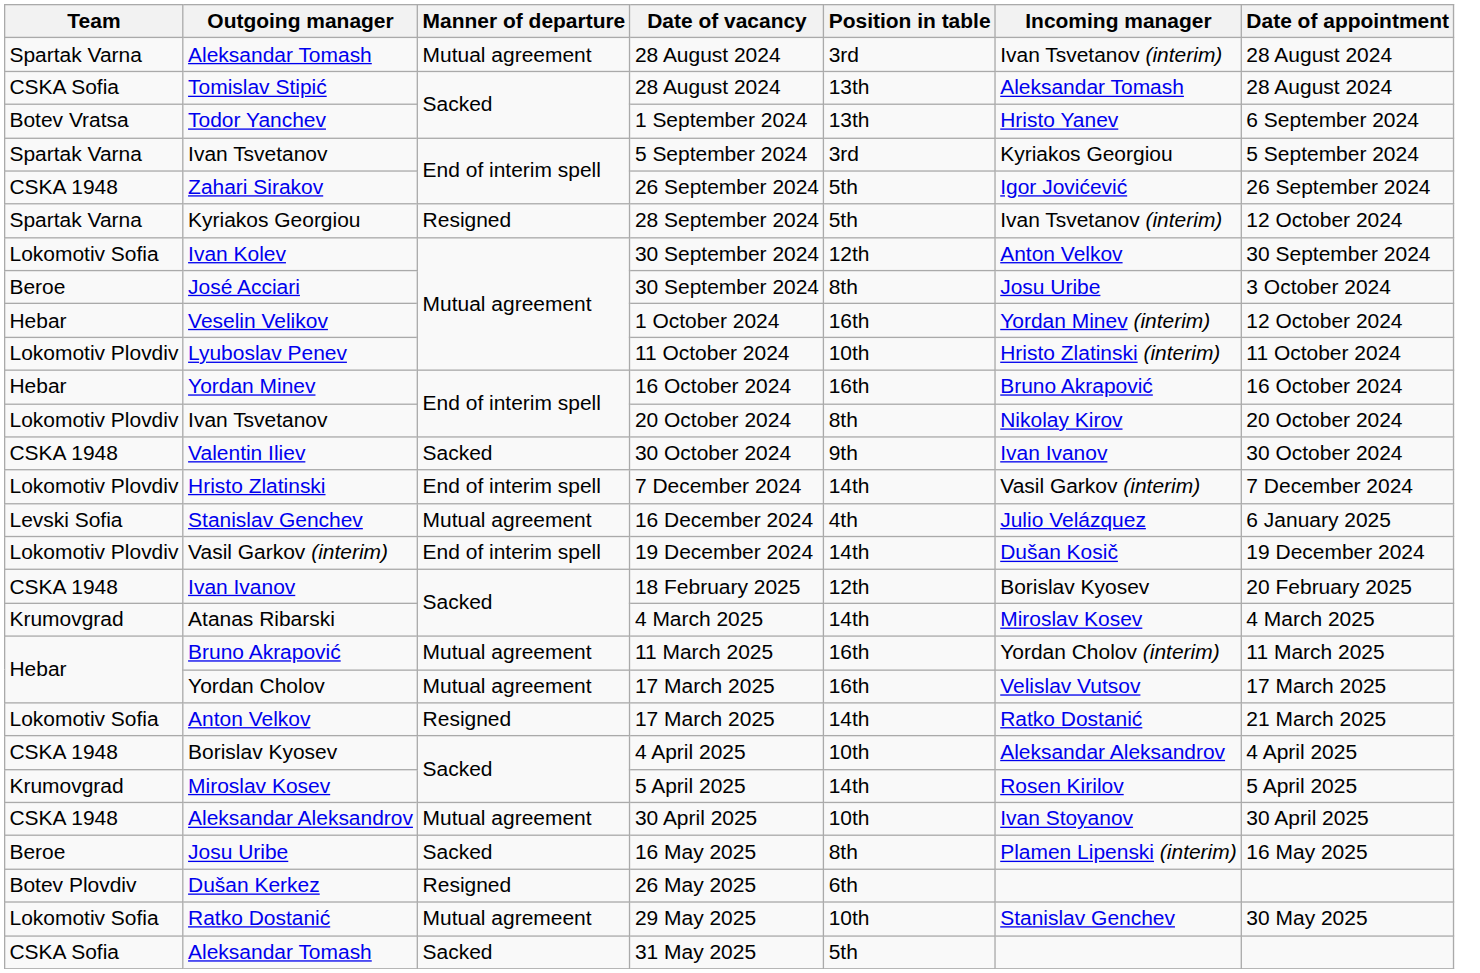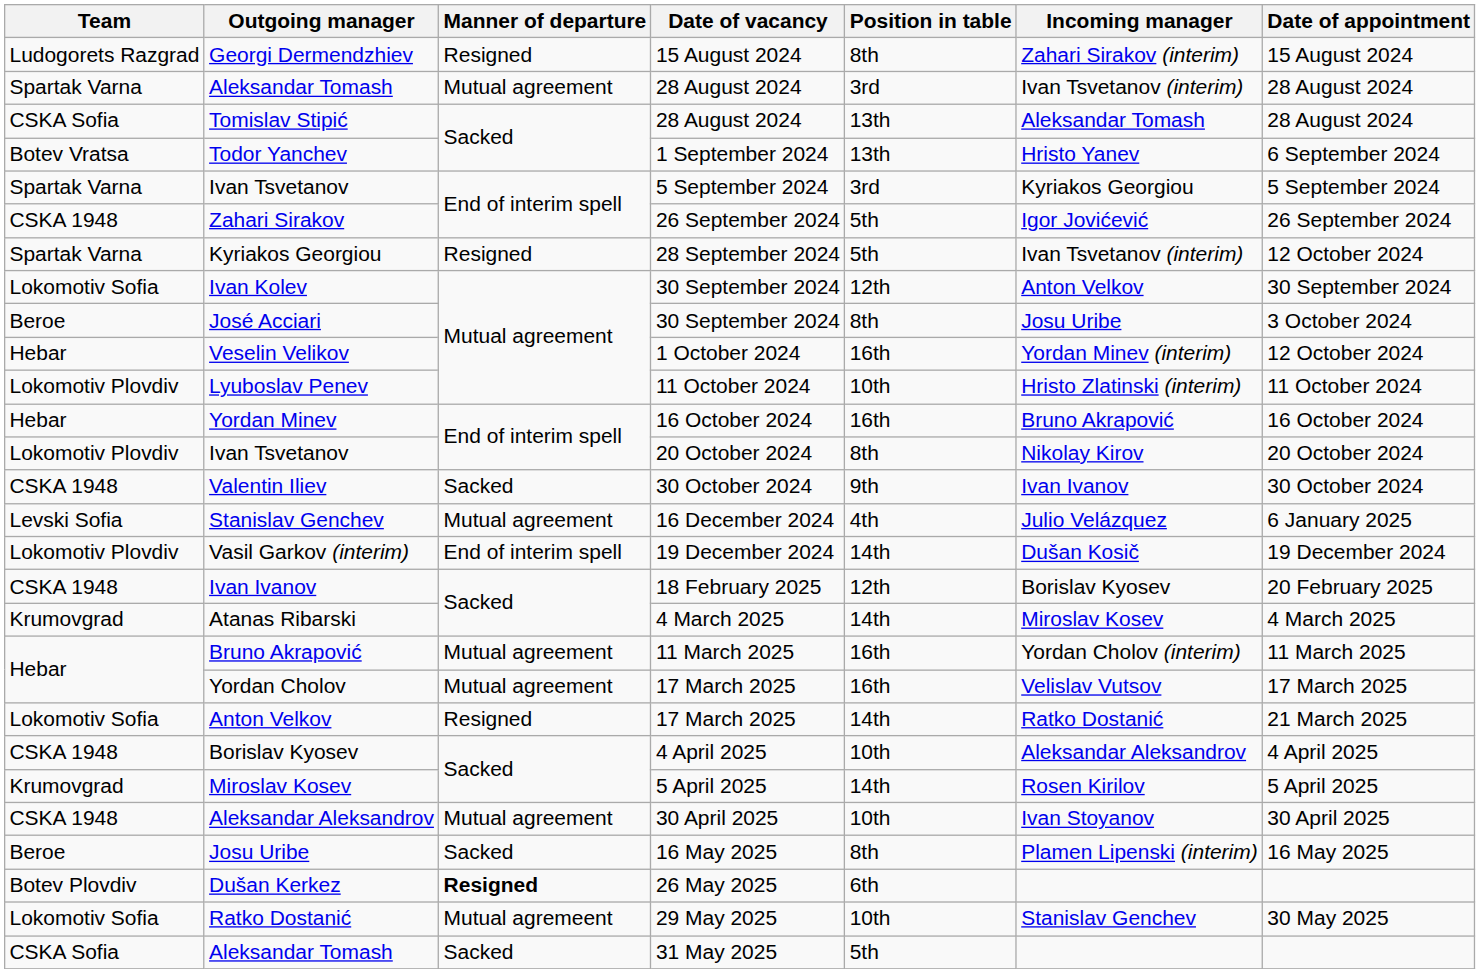+ row: (311, 54)
- row: (257, 486)
(467, 885) normal -> (491, 885) bold
